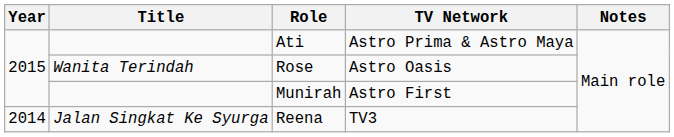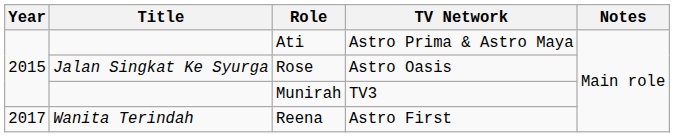(123, 68) Wanita Terindah -> (161, 68) Jalan Singkat Ke Syurga
(400, 94) Astro First -> (363, 94) TV3
(27, 119) 2014 -> (27, 119) 2017
(161, 119) Jalan Singkat Ke Syurga -> (123, 119) Wanita Terindah
(363, 119) TV3 -> (400, 119) Astro First
